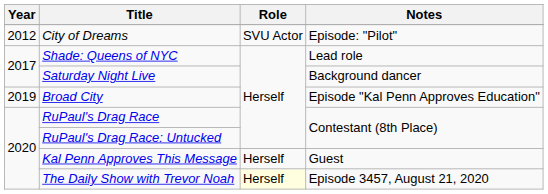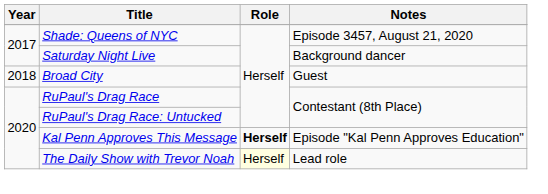- row: (85, 35)
(336, 55) Lead role -> (383, 35) Episode 3457, August 21, 2020
(22, 96) 2019 -> (22, 76) 2018
(424, 96) Episode "Kal Penn Approves Education" -> (310, 76) Guest
(263, 158) normal -> (265, 138) bold
(326, 158) Guest -> (408, 138) Episode "Kal Penn Approves Education"
(399, 179) Episode 3457, August 21, 2020 -> (320, 158) Lead role
